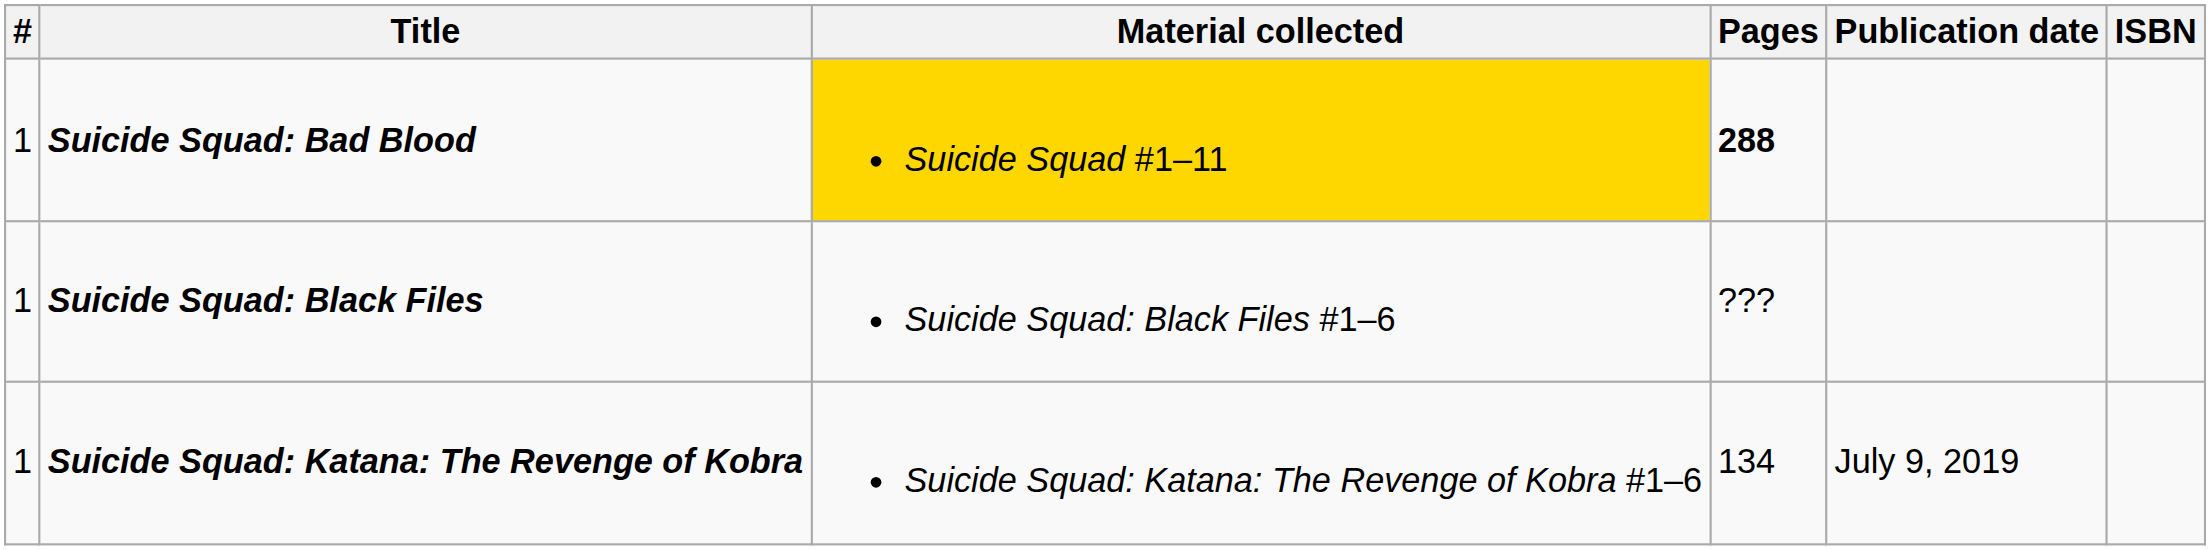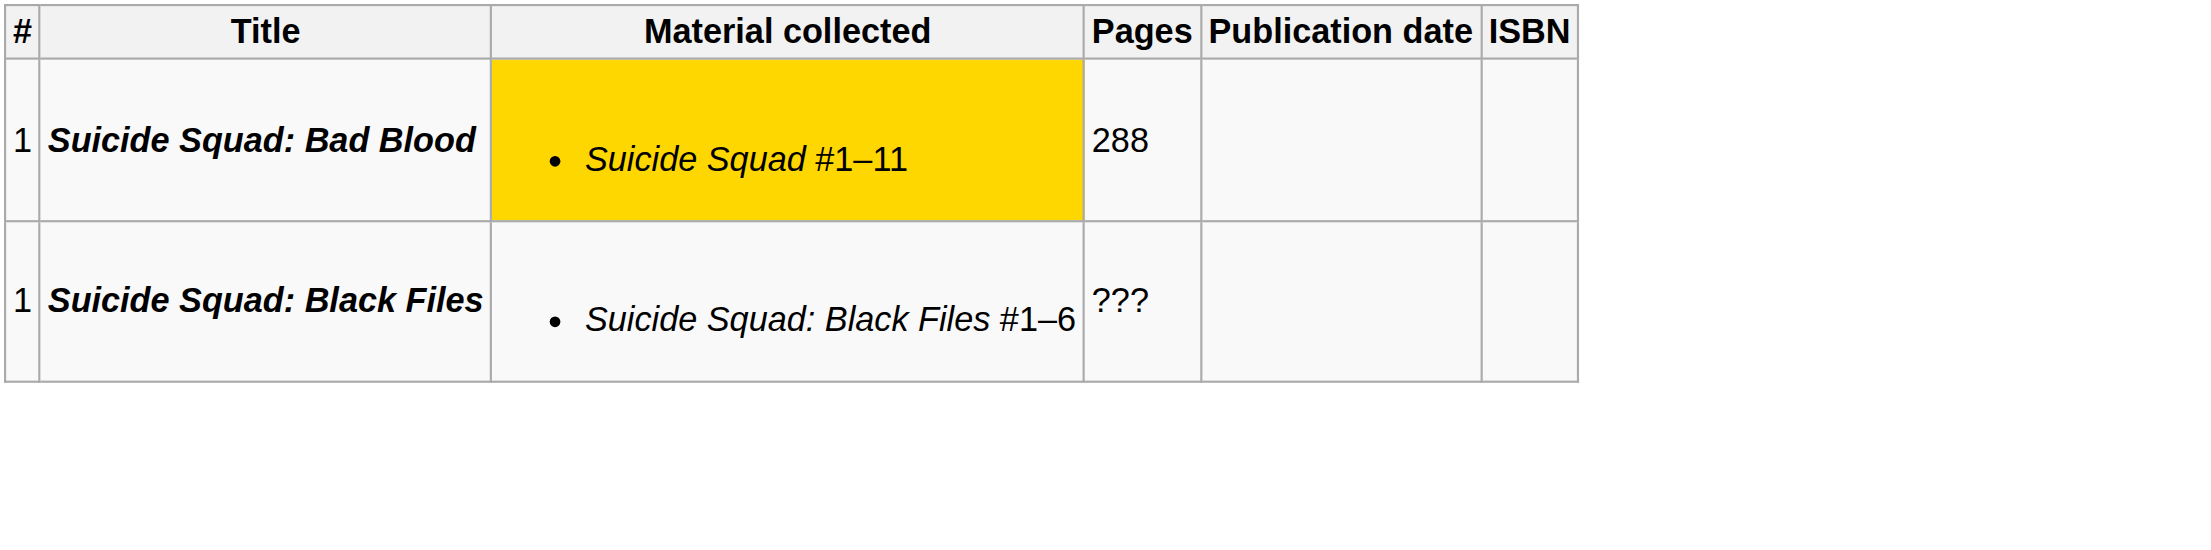(1746, 139) bold -> (1120, 139) normal
- row: (425, 462)
